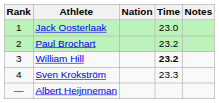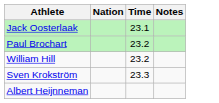- column: (19, 12)
(169, 28) 23.0 -> (140, 28) 23.1
(169, 59) bold -> (140, 59) normal
